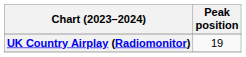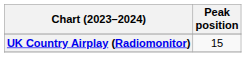(217, 43) 19 -> (217, 43) 15
